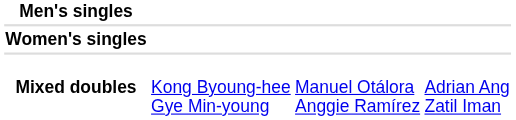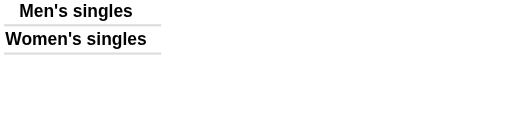- row: (76, 87)
